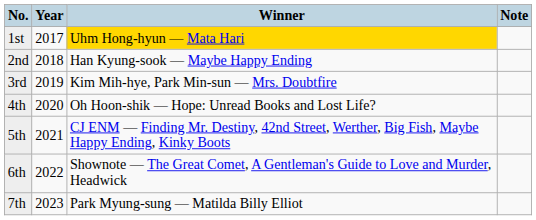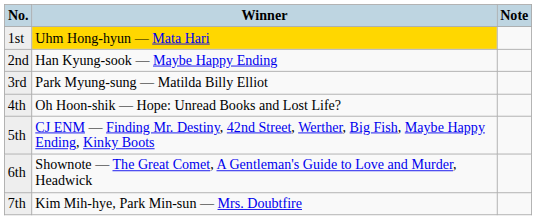- column: (49, 15)
(203, 82) Kim Mih-hye, Park Min-sun — Mrs. Doubtfire -> (152, 82) Park Myung-sung — Matilda Billy Elliot
(186, 203) Park Myung-sung — Matilda Billy Elliot -> (169, 203) Kim Mih-hye, Park Min-sun — Mrs. Doubtfire
